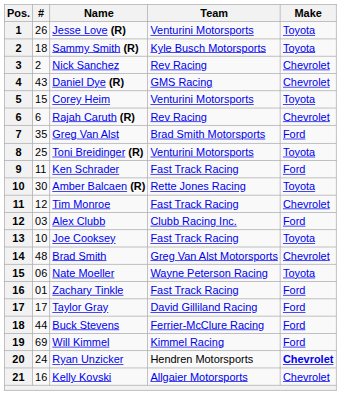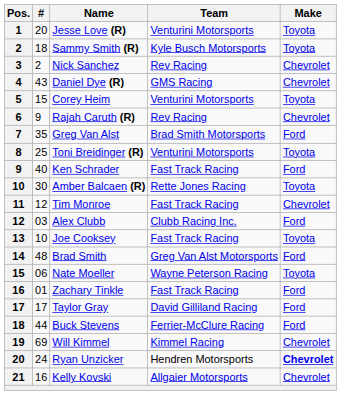(41, 31) 26 -> (41, 31) 20
(38, 117) 6 -> (38, 117) 9
(41, 169) 11 -> (41, 169) 40
(306, 256) Chevrolet -> (294, 256) Ford
(294, 342) Ford -> (306, 342) Chevrolet
